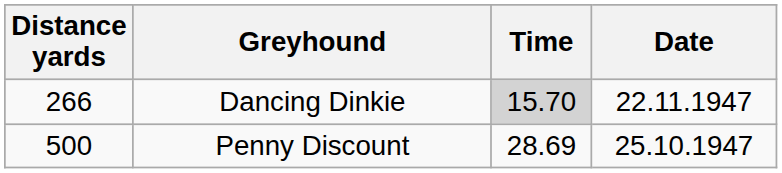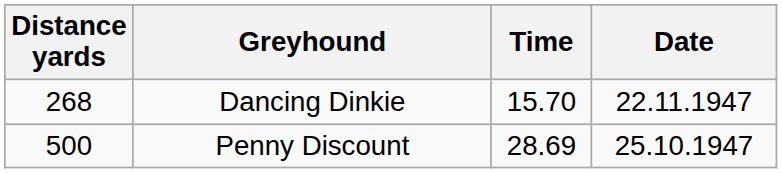(69, 101) 266 -> (69, 101) 268
(541, 101) lightgrey background -> (541, 101) no background
